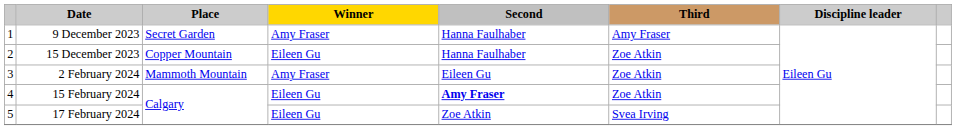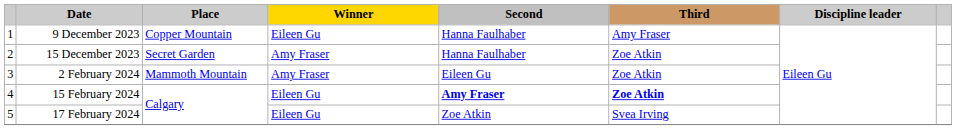(180, 34) Secret Garden -> (189, 34) Copper Mountain
(300, 34) Amy Fraser -> (296, 34) Eileen Gu
(189, 54) Copper Mountain -> (180, 54) Secret Garden
(296, 54) Eileen Gu -> (300, 54) Amy Fraser
(637, 94) normal -> (638, 94) bold
